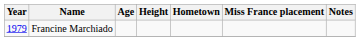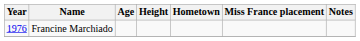(17, 28) 1979 -> (17, 28) 1976
